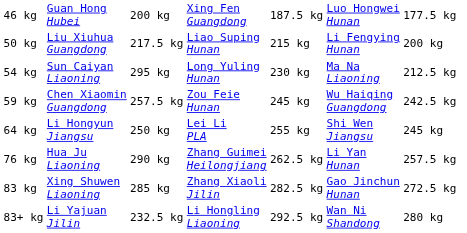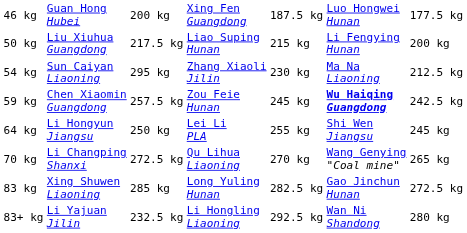(223, 72) Long Yuling Hunan -> (227, 72) Zhang Xiaoli Jilin
(360, 101) normal -> (360, 101) bold
+ row: (20, 159)
- row: (20, 159)
(227, 188) Zhang Xiaoli Jilin -> (223, 188) Long Yuling Hunan
